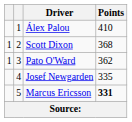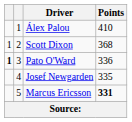(9, 60) normal -> (9, 60) bold
(105, 60) 362 -> (105, 60) 336
